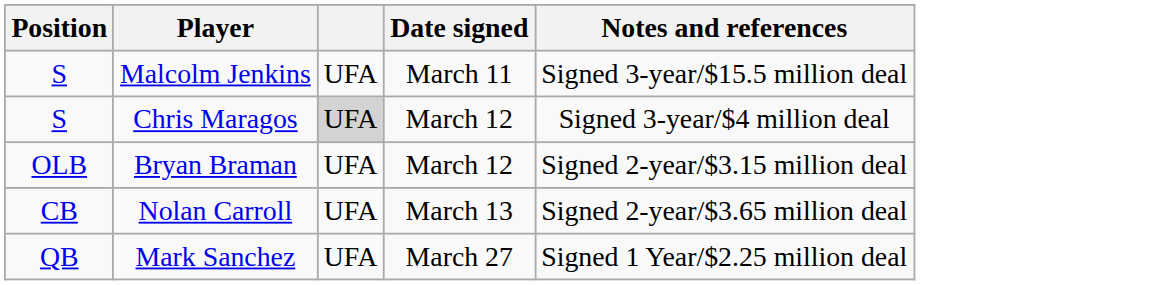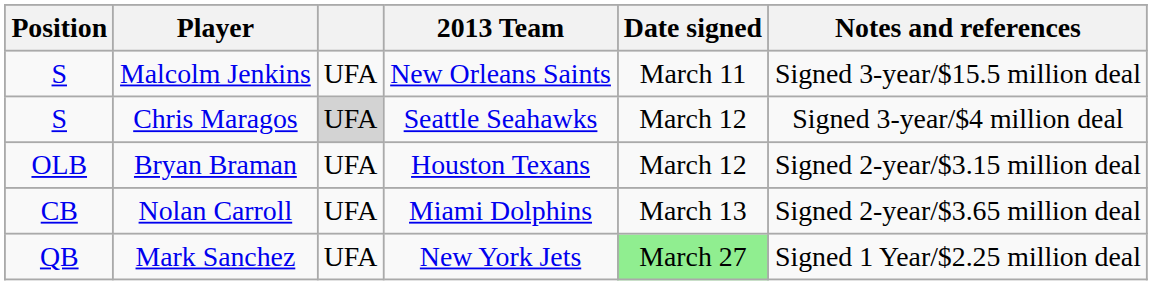+ column: (501, 27)
(459, 256) no background -> (693, 256) lightgreen background
